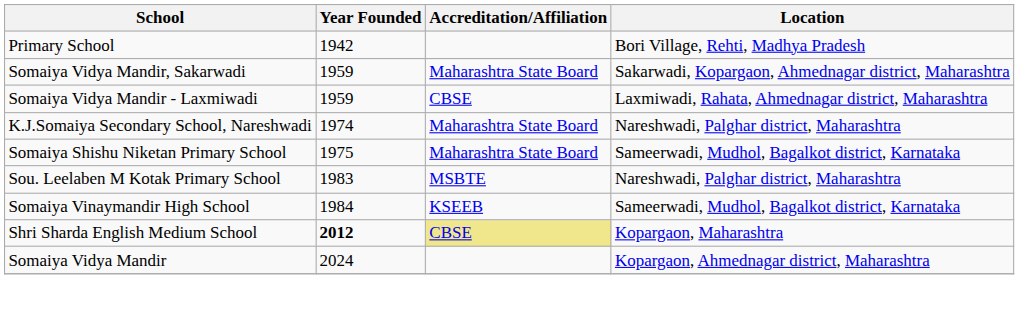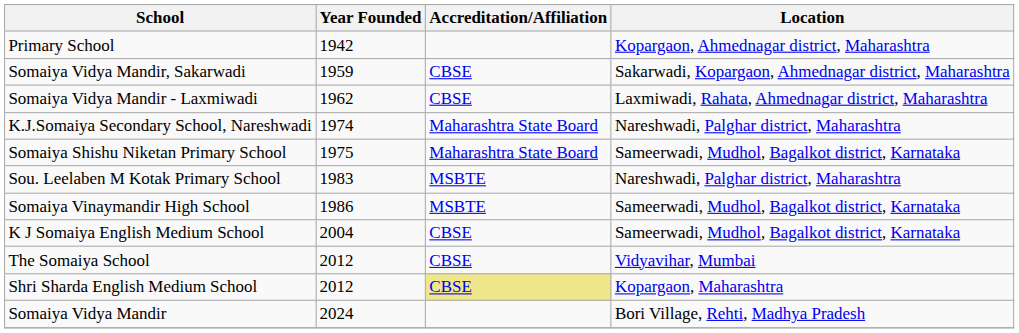(740, 44) Bori Village, Rehti, Madhya Pradesh -> (772, 44) Kopargaon, Ahmednagar district, Maharashtra
(514, 71) Maharashtra State Board -> (451, 71) CBSE
(337, 98) 1959 -> (337, 98) 1962
(337, 206) 1984 -> (337, 206) 1986
(456, 206) KSEEB -> (458, 206) MSBTE
+ row: (136, 233)
+ row: (79, 260)
(337, 233) bold -> (337, 286) normal
(772, 260) Kopargaon, Ahmednagar district, Maharashtra -> (740, 313) Bori Village, Rehti, Madhya Pradesh
